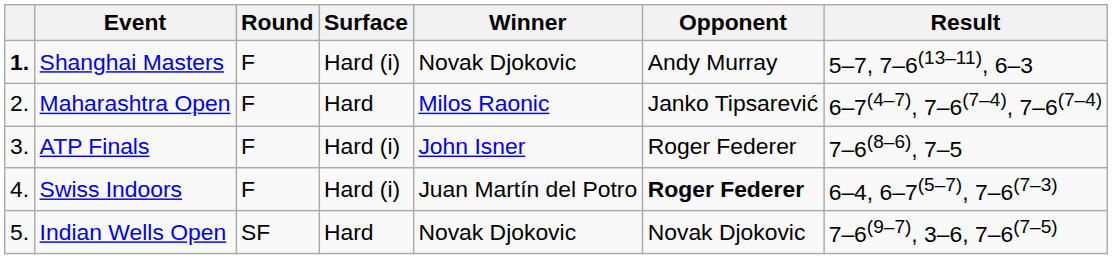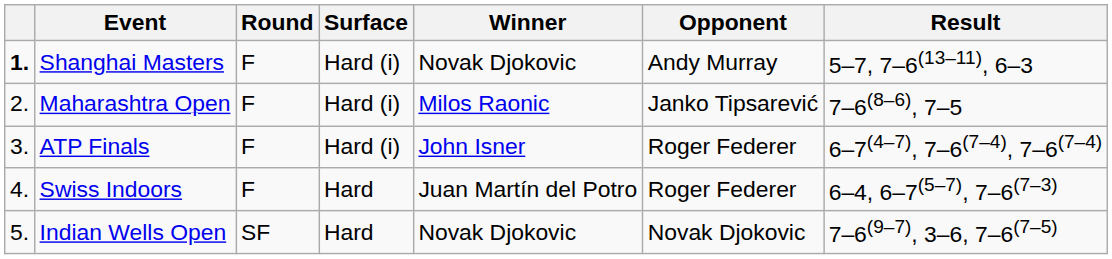(349, 104) Hard -> (362, 104) Hard (i)
(965, 104) 6–7(4–7), 7–6(7–4), 7–6(7–4) -> (895, 104) 7–6(8–6), 7–5
(895, 146) 7–6(8–6), 7–5 -> (965, 146) 6–7(4–7), 7–6(7–4), 7–6(7–4)
(362, 189) Hard (i) -> (349, 189) Hard
(726, 189) bold -> (722, 189) normal
